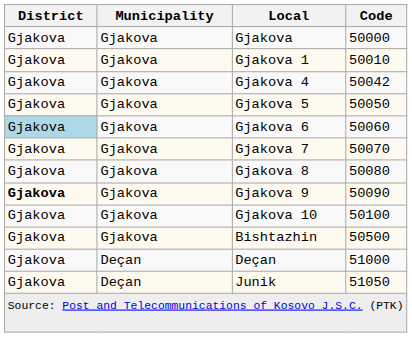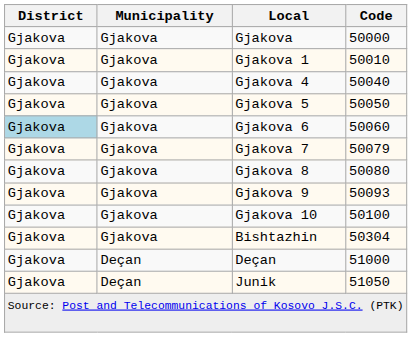(369, 82) 50042 -> (369, 82) 50040
(369, 149) 50070 -> (369, 149) 50079
(36, 194) bold -> (36, 194) normal
(369, 194) 50090 -> (369, 194) 50093
(369, 238) 50500 -> (369, 238) 50304
